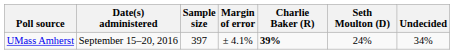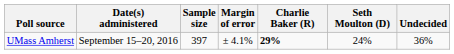(270, 40) 39% -> (270, 40) 29%
(423, 40) 34% -> (423, 40) 36%
